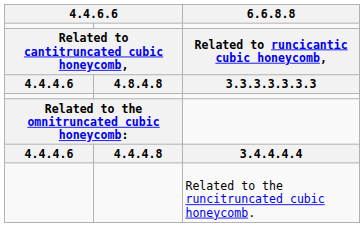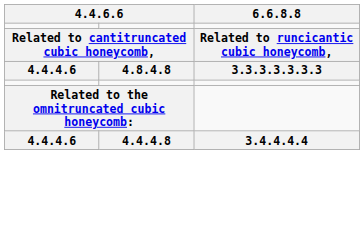- row: (49, 193)
